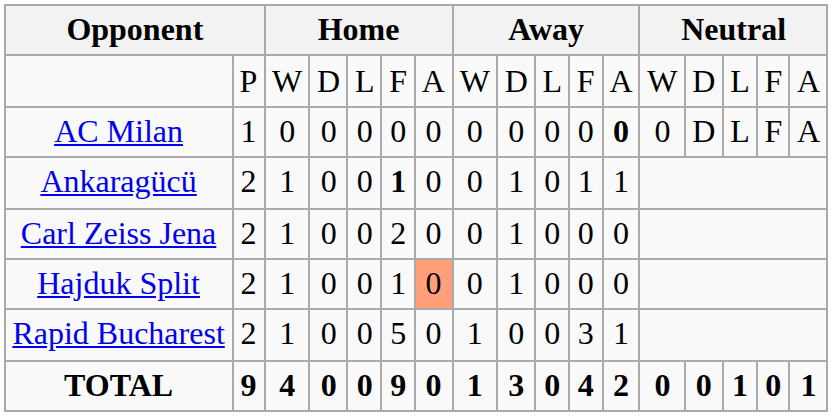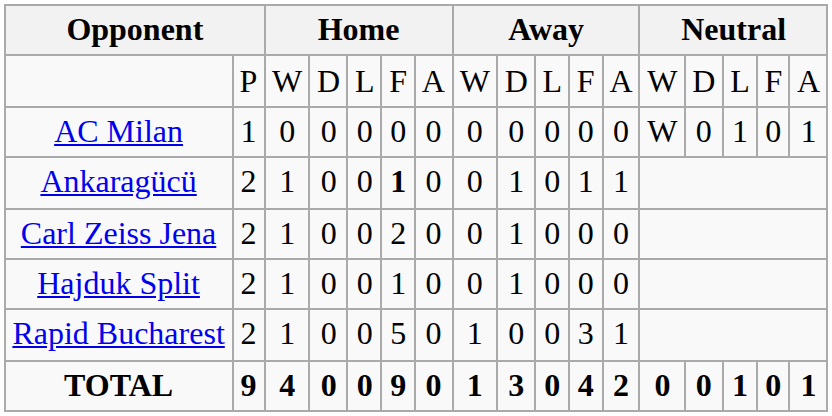(621, 131) bold -> (621, 131) normal
(662, 131) 0 -> (662, 131) W
(704, 131) D -> (704, 131) 0
(740, 131) L -> (740, 131) 1
(773, 131) F -> (773, 131) 0
(809, 131) A -> (809, 131) 1
(433, 283) lightsalmon background -> (433, 283) no background
